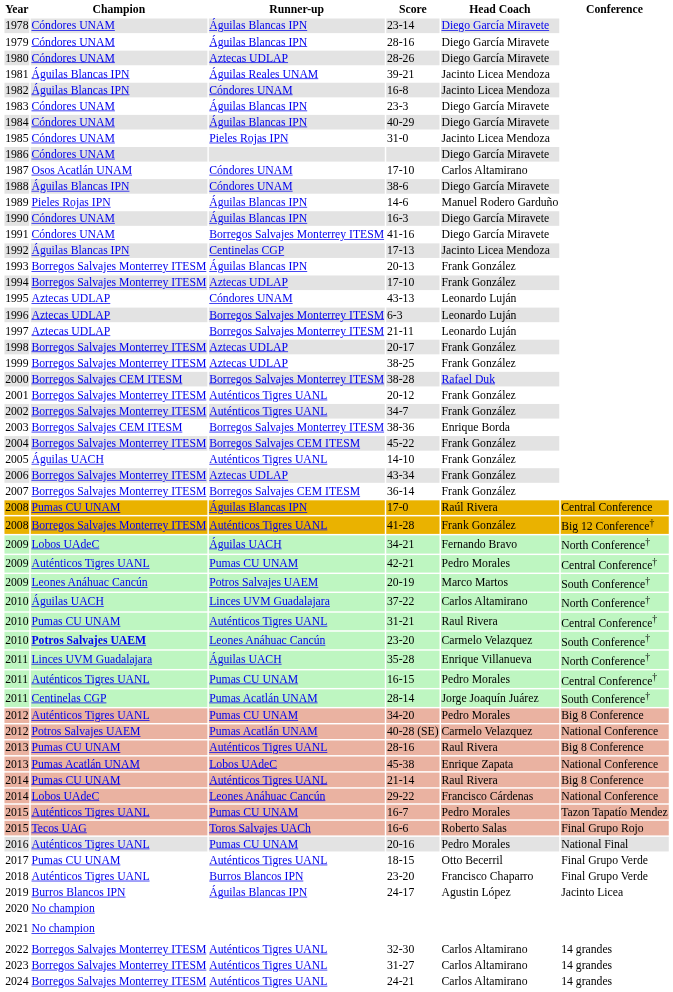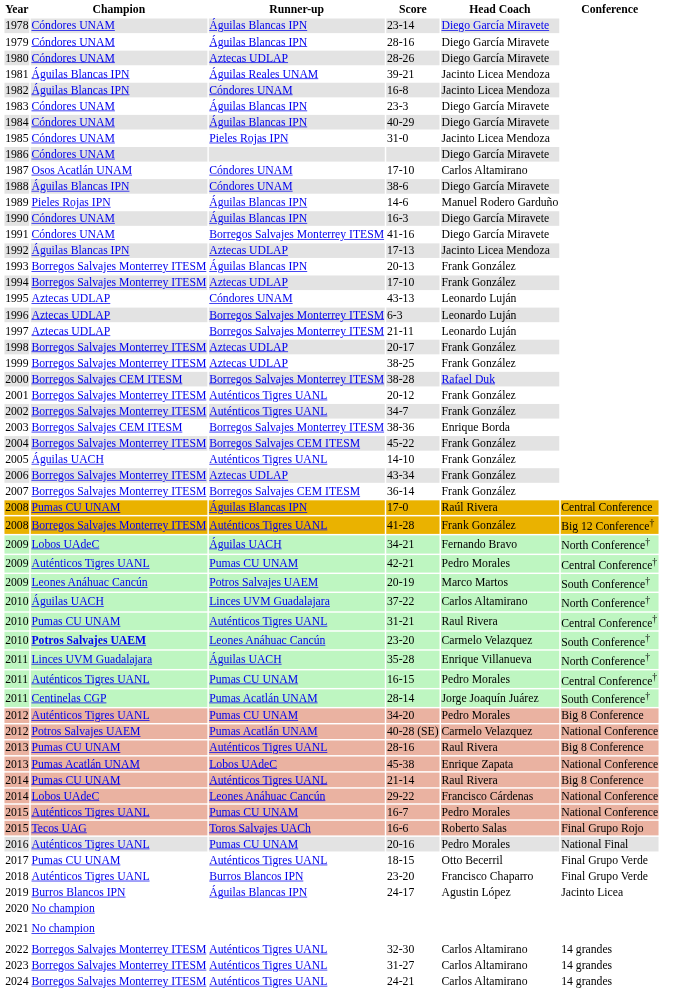(247, 250) Centinelas CGP -> (249, 250) Aztecas UDLAP
(614, 812) Tazon Tapatío Mendez -> (610, 812) National Conference
